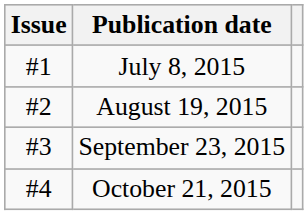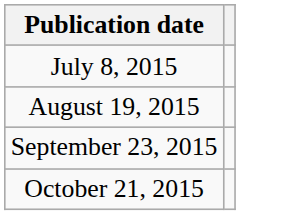- column: (39, 24)
